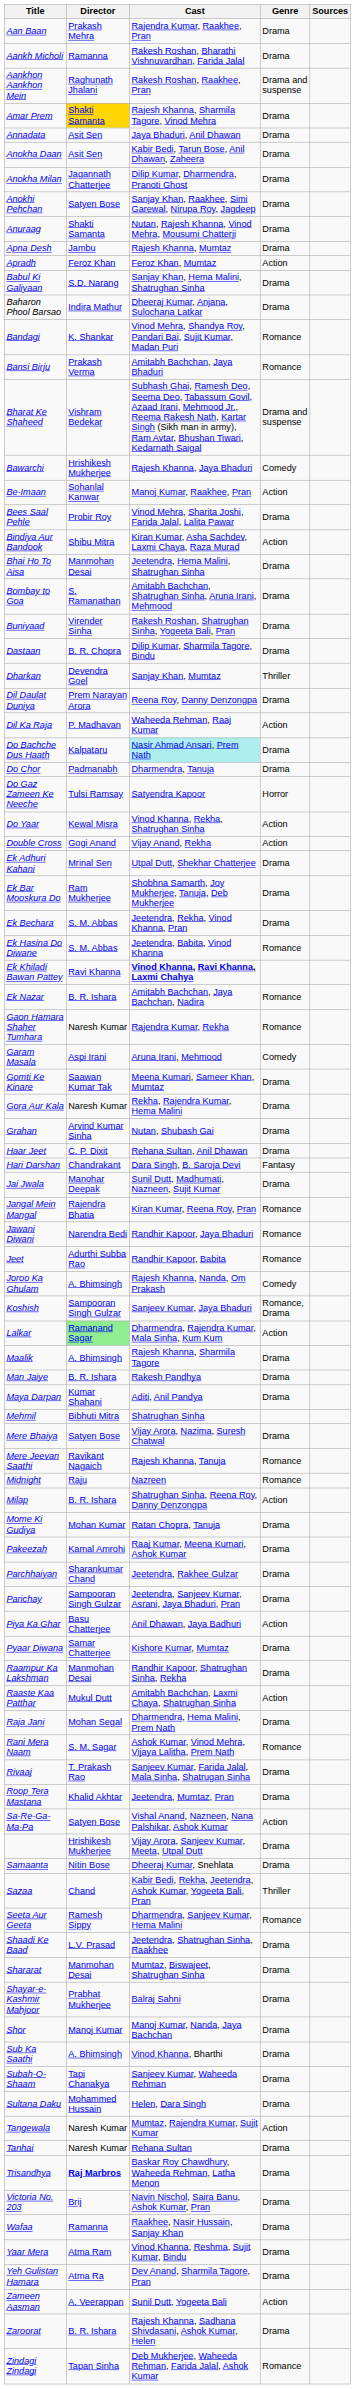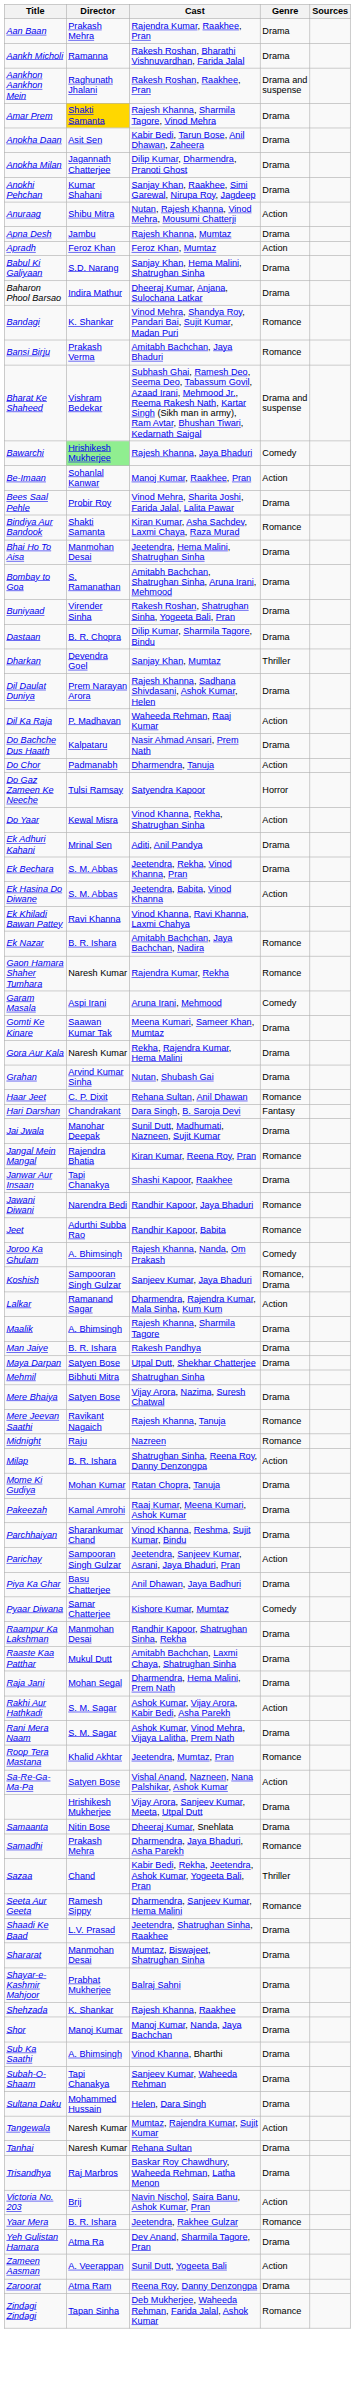- row: (26, 135)
(94, 204) Satyen Bose -> (85, 189) Kumar Shahani
(87, 229) Shakti Samanta -> (91, 214) Shibu Mitra
(276, 229) Drama -> (275, 214) Action
(90, 467) no background -> (90, 453) lightgreen background
(91, 542) Shibu Mitra -> (87, 527) Shakti Samanta
(275, 542) Action -> (282, 527) Romance
(194, 700) Reena Roy, Danny Denzongpa -> (185, 691) Rajesh Khanna, Sadhana Shivdasani, Ashok Kumar, Helen
(185, 750) paleturquoise background -> (185, 745) no background
(276, 769) Drama -> (275, 765) Action
- row: (34, 843)
(194, 863) Utpal Dutt, Shekhar Chatterjee -> (167, 844) Aditi, Anil Pandya
- row: (34, 893)
(282, 947) Romance -> (275, 894) Action
(194, 972) bold -> (190, 919) normal
(276, 1150) Drama -> (282, 1097) Romance
+ row: (29, 1180)
(91, 1333) lightgreen background -> (91, 1304) no background
(85, 1397) Kumar Shahani -> (94, 1363) Satyen Bose
(167, 1397) Aditi, Anil Pandya -> (194, 1363) Utpal Dutt, Shekhar Chatterjee
(185, 1574) Jeetendra, Rakhee Gulzar -> (191, 1535) Vinod Khanna, Reshma, Sujit Kumar, Bindu
(276, 1599) Drama -> (275, 1559) Action
(275, 1623) Action -> (276, 1584) Drama
(276, 1648) Drama -> (279, 1609) Comedy
(275, 1698) Action -> (276, 1658) Drama
+ row: (26, 1708)
(282, 1747) Romance -> (276, 1733) Drama
- row: (19, 1772)
(276, 1796) Drama -> (282, 1757) Romance
+ row: (24, 1846)
+ row: (27, 2010)
(95, 2172) bold -> (93, 2172) normal
(276, 2202) Drama -> (275, 2202) Action
- row: (19, 2227)
(90, 2252) Atma Ram -> (92, 2222) B. R. Ishara
(191, 2252) Vinod Khanna, Reshma, Sujit Kumar, Bindu -> (185, 2222) Jeetendra, Rakhee Gulzar
(276, 2252) Drama -> (282, 2222) Romance
(92, 2331) B. R. Ishara -> (90, 2286) Atma Ram
(185, 2331) Rajesh Khanna, Sadhana Shivdasani, Ashok Kumar, Helen -> (194, 2286) Reena Roy, Danny Denzongpa
